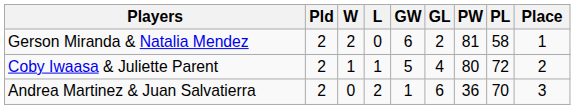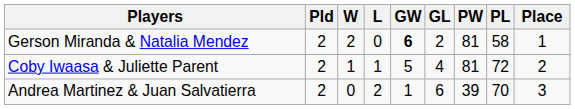(408, 41) normal -> (408, 41) bold
(470, 66) 80 -> (470, 66) 81
(470, 91) 36 -> (470, 91) 39
